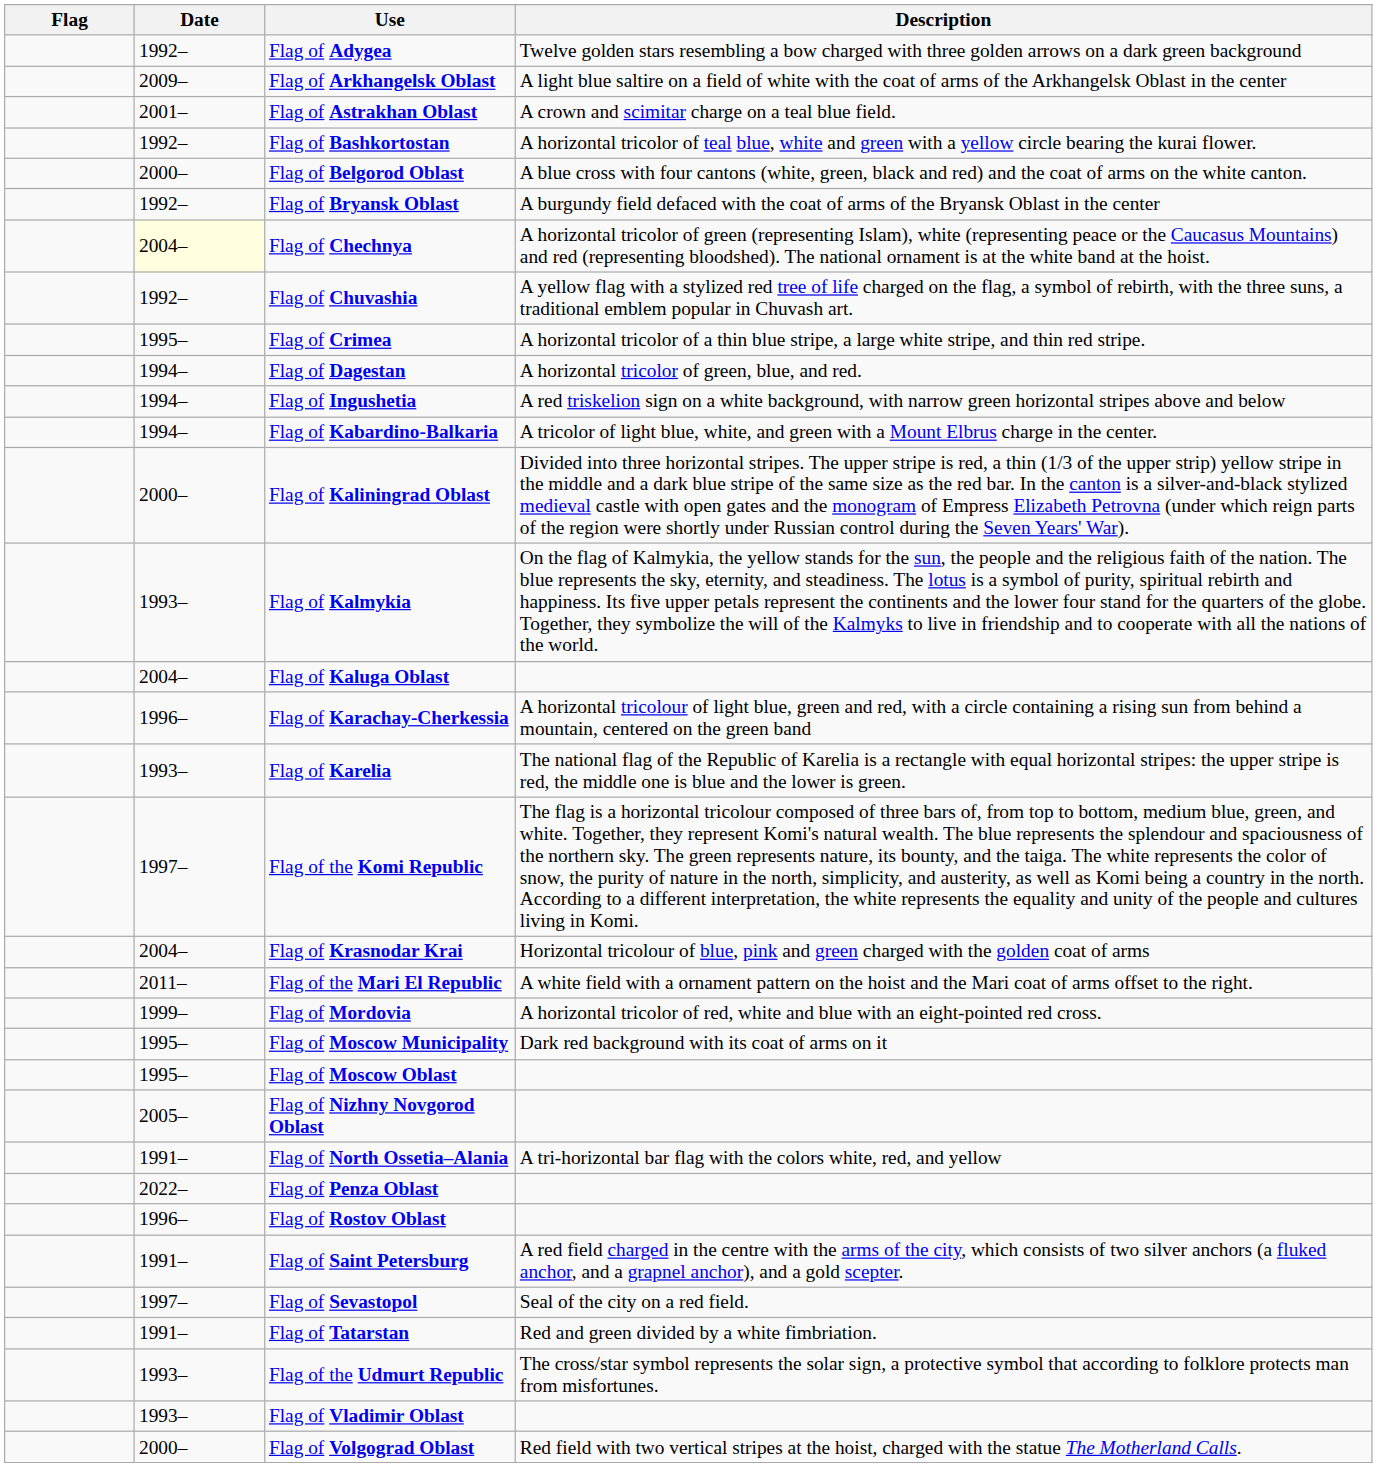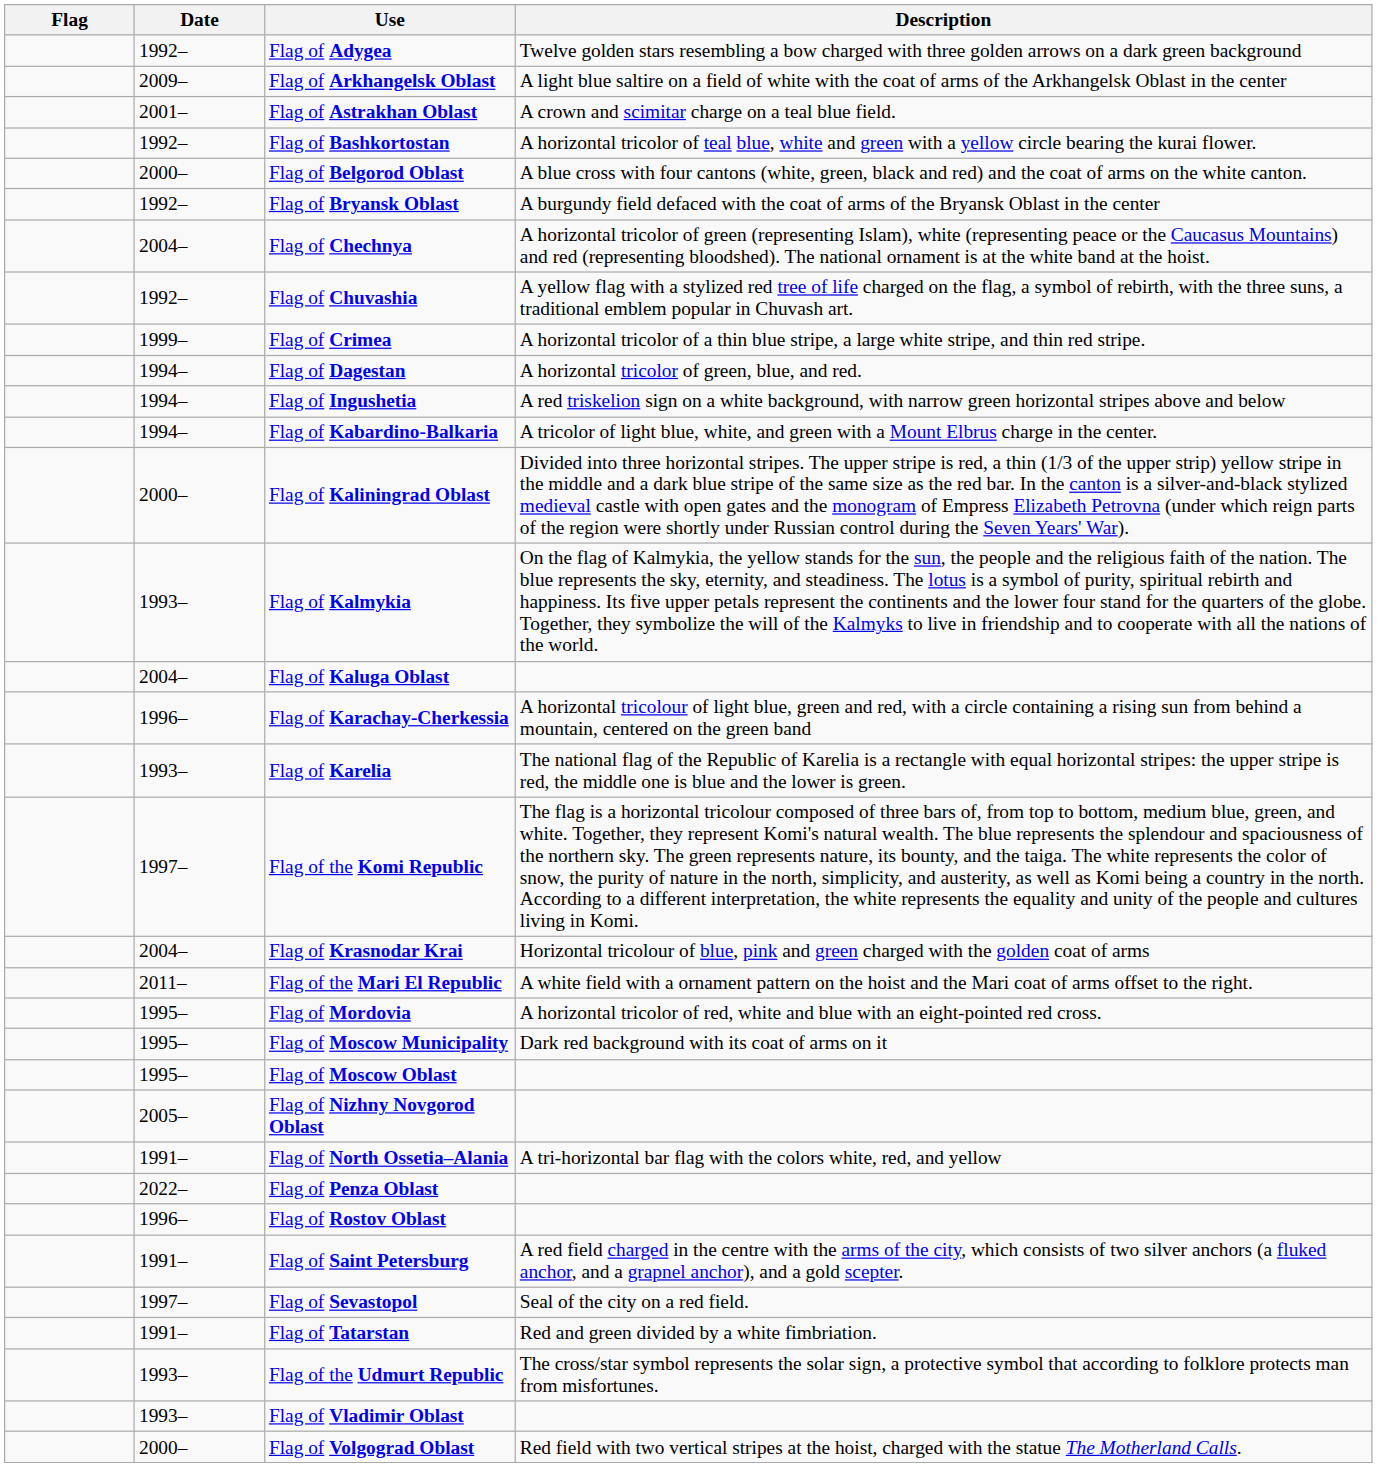(163, 245) lightyellow background -> (163, 245) no background
(163, 339) 1995– -> (163, 339) 1999–
(163, 1013) 1999– -> (163, 1013) 1995–
